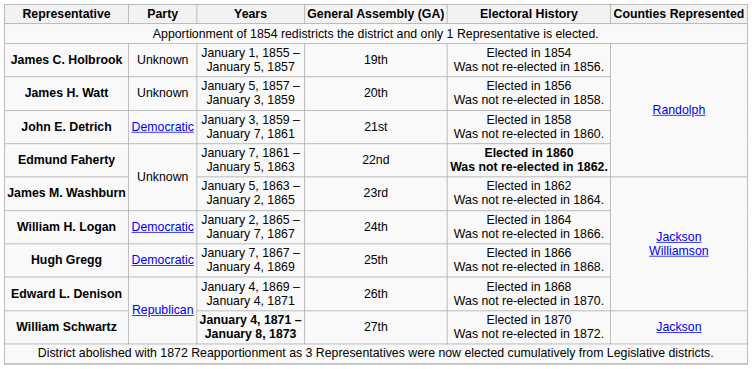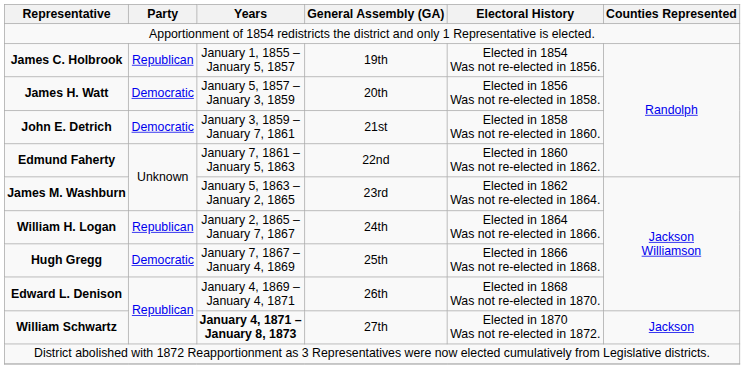(163, 60) Unknown -> (163, 60) Republican
(163, 93) Unknown -> (163, 93) Democratic
(529, 160) bold -> (525, 160) normal
(163, 227) Democratic -> (163, 227) Republican
